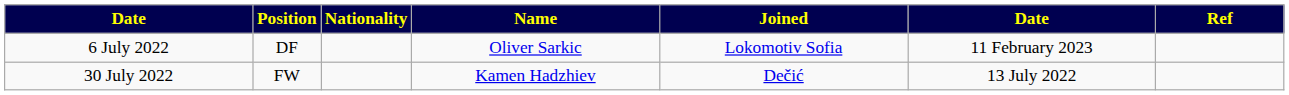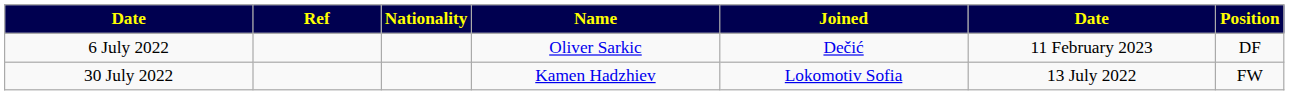columns swapped: (287, 19) <-> (1220, 19)
(784, 47) Lokomotiv Sofia -> (844, 47) Dečić
(784, 76) Dečić -> (844, 76) Lokomotiv Sofia
